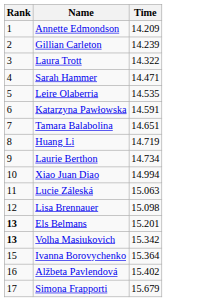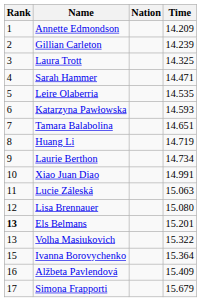+ column: (146, 12)
(145, 61) 14.322 -> (180, 61) 14.325
(145, 110) 14.591 -> (180, 110) 14.593
(145, 175) 14.994 -> (180, 175) 14.991
(145, 207) 15.098 -> (180, 207) 15.080
(12, 239) bold -> (12, 239) normal
(145, 239) 15.342 -> (180, 239) 15.322
(145, 272) 15.402 -> (180, 272) 15.409
